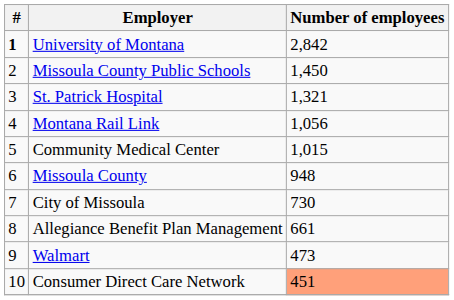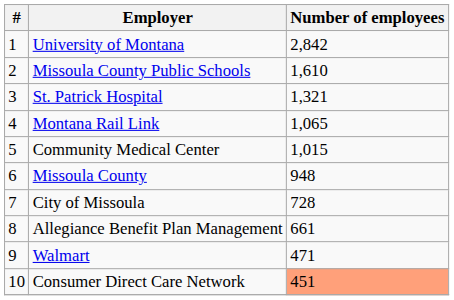(13, 44) bold -> (13, 44) normal
(309, 70) 1,450 -> (309, 70) 1,610
(309, 123) 1,056 -> (309, 123) 1,065
(303, 202) 730 -> (303, 202) 728
(303, 255) 473 -> (303, 255) 471
